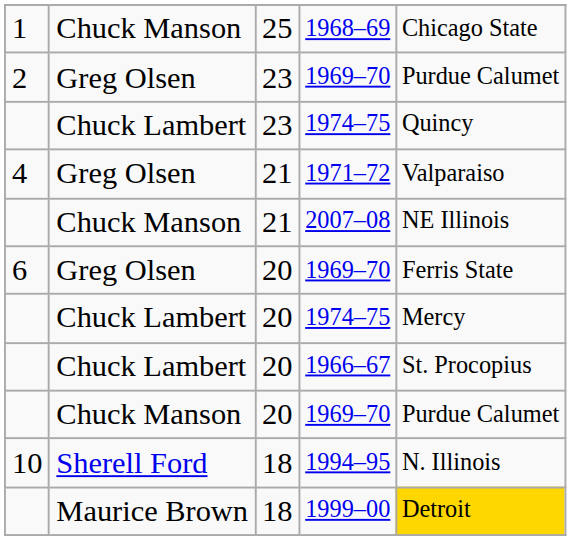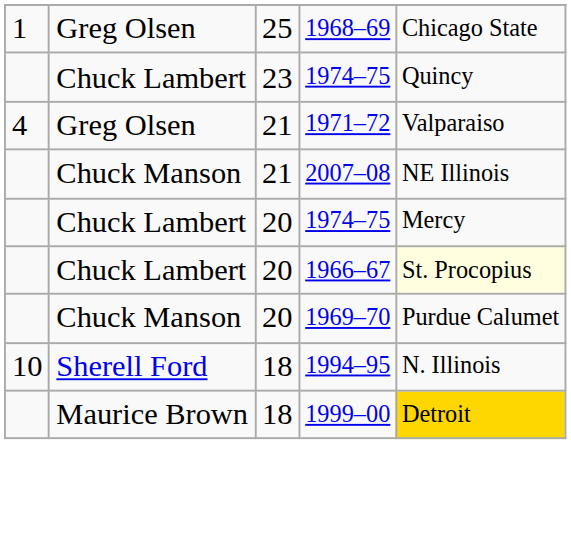(149, 28) Chuck Manson -> (126, 28) Greg Olsen
- row: (20, 76)
- row: (20, 269)
(467, 366) no background -> (467, 269) lightyellow background
